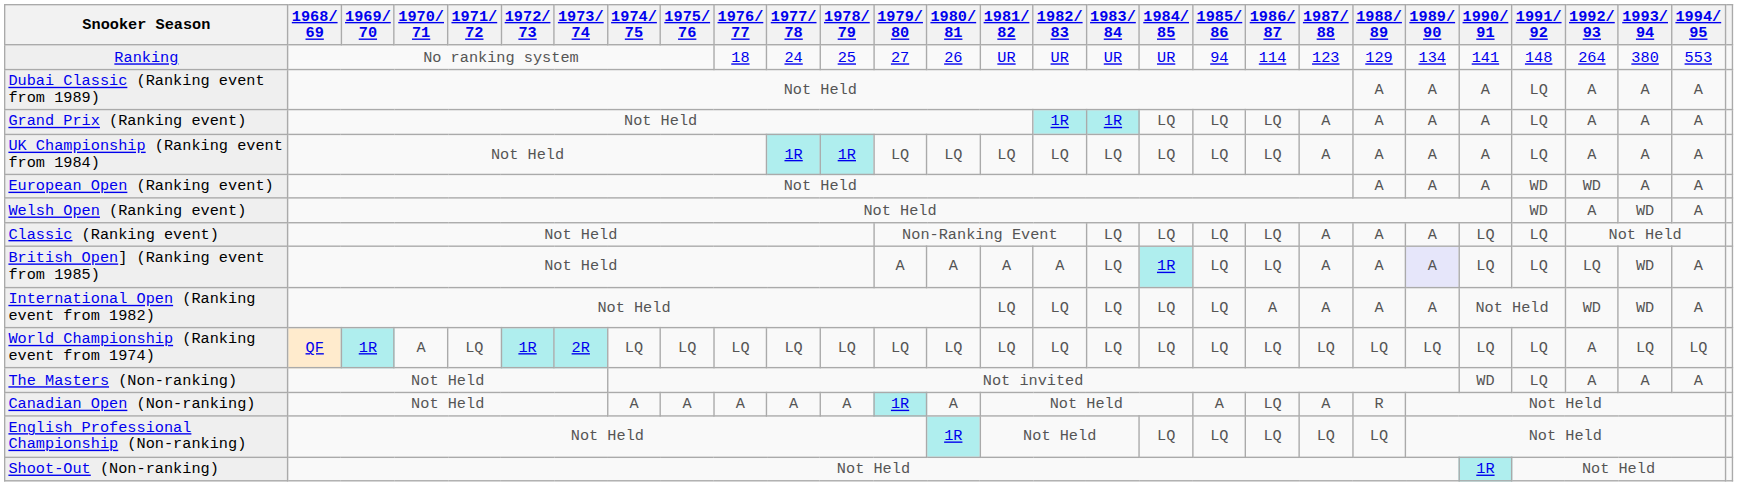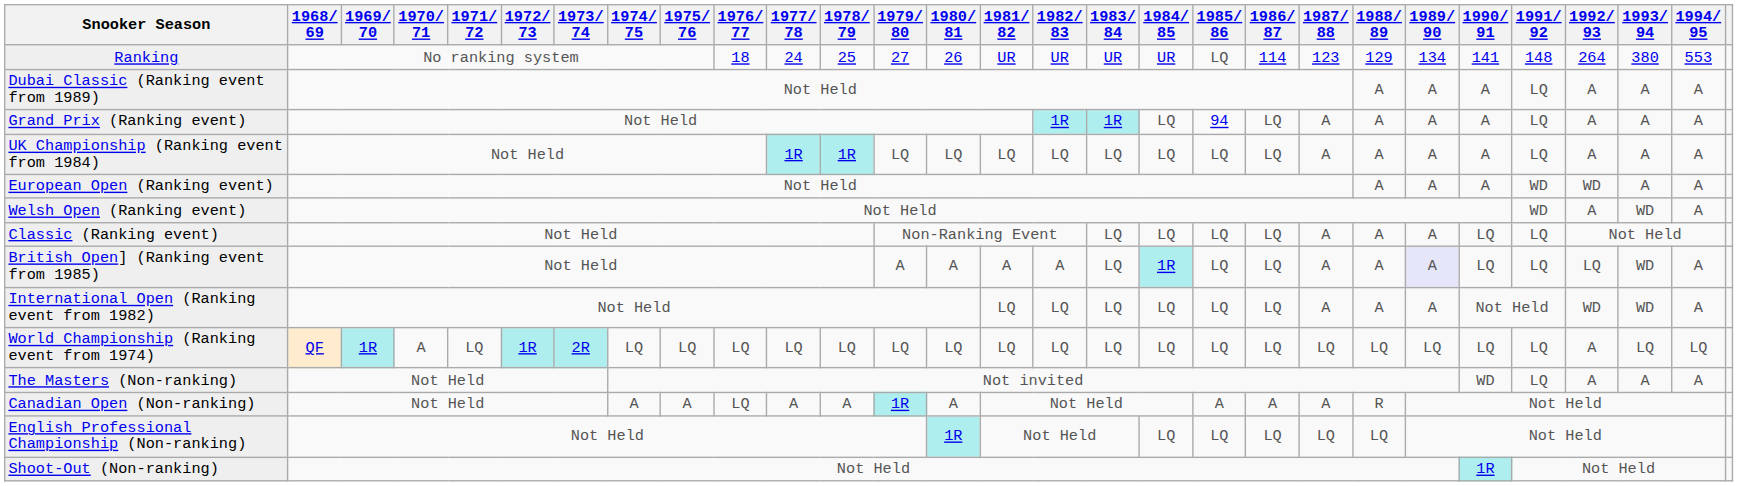(1219, 57) 94 -> (1219, 57) LQ
(1219, 122) LQ -> (1219, 122) 94
(1273, 307) A -> (1273, 307) LQ
(740, 404) A -> (740, 404) LQ
(1273, 404) LQ -> (1273, 404) A
